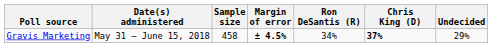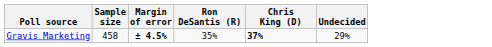- column: (152, 16)
(329, 36) 34% -> (210, 36) 35%
